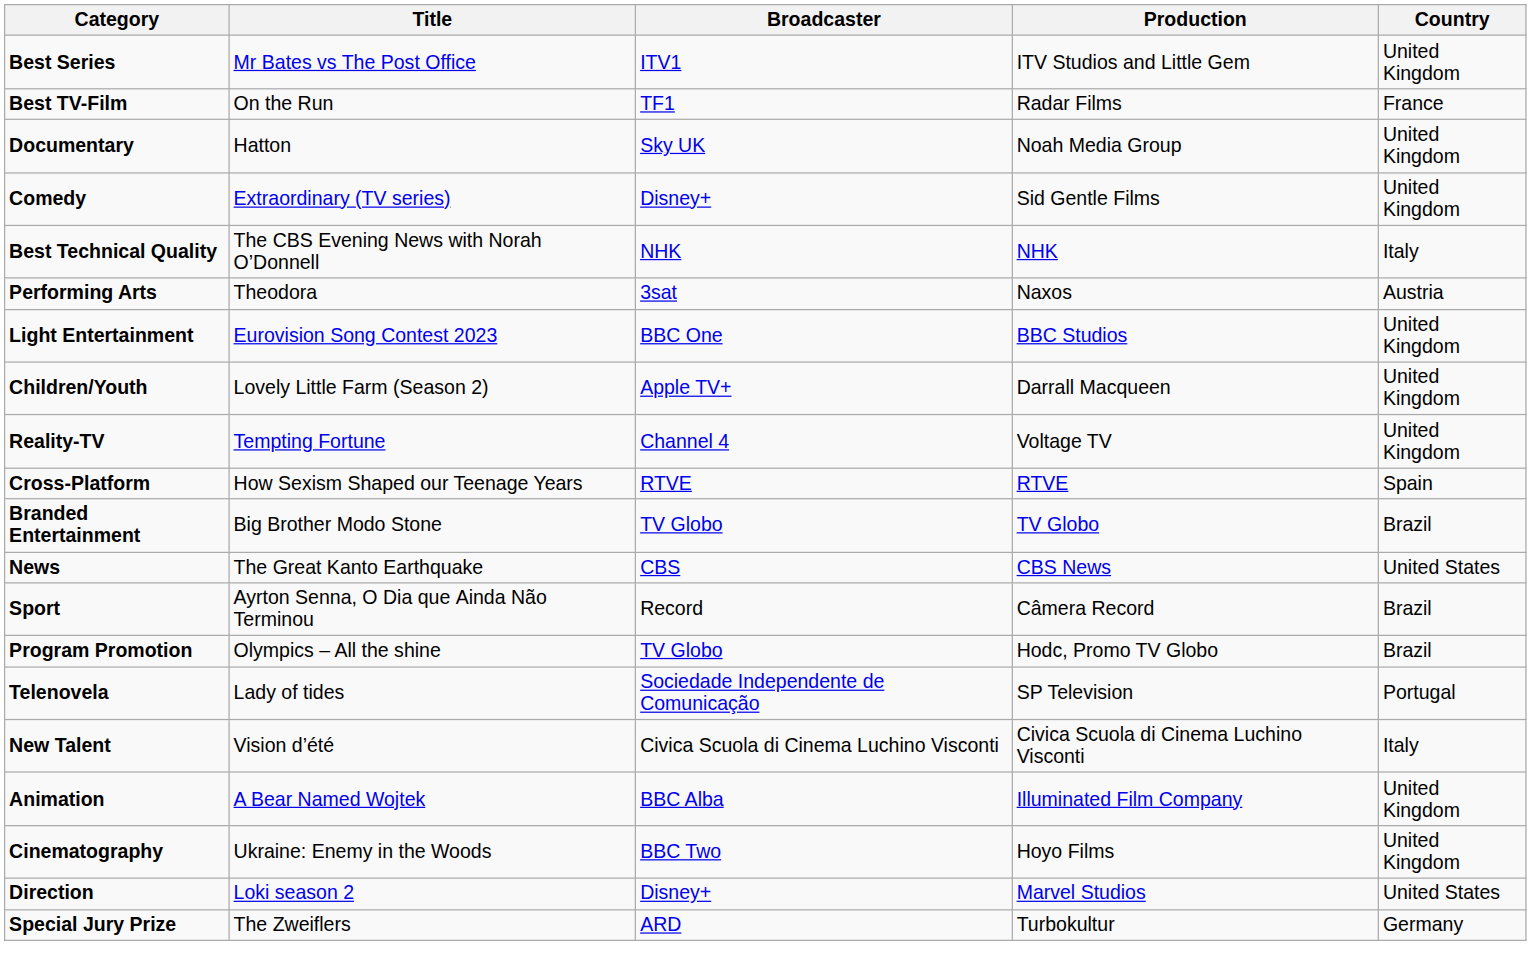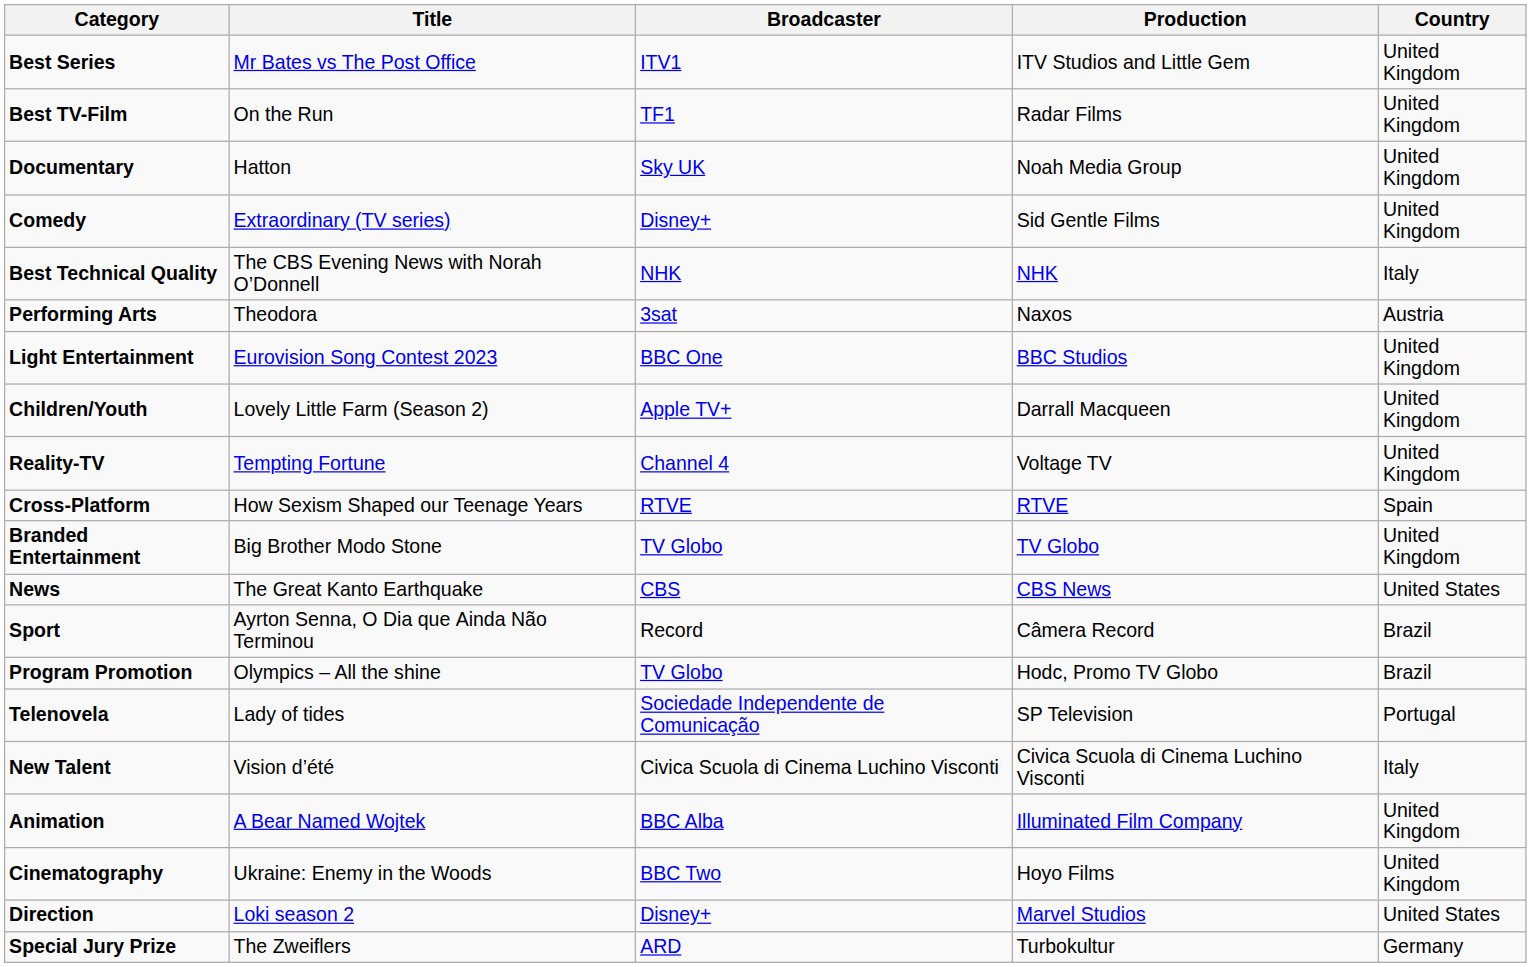(1413, 103) France -> (1421, 114) United Kingdom
(1407, 525) Brazil -> (1421, 547) United Kingdom
